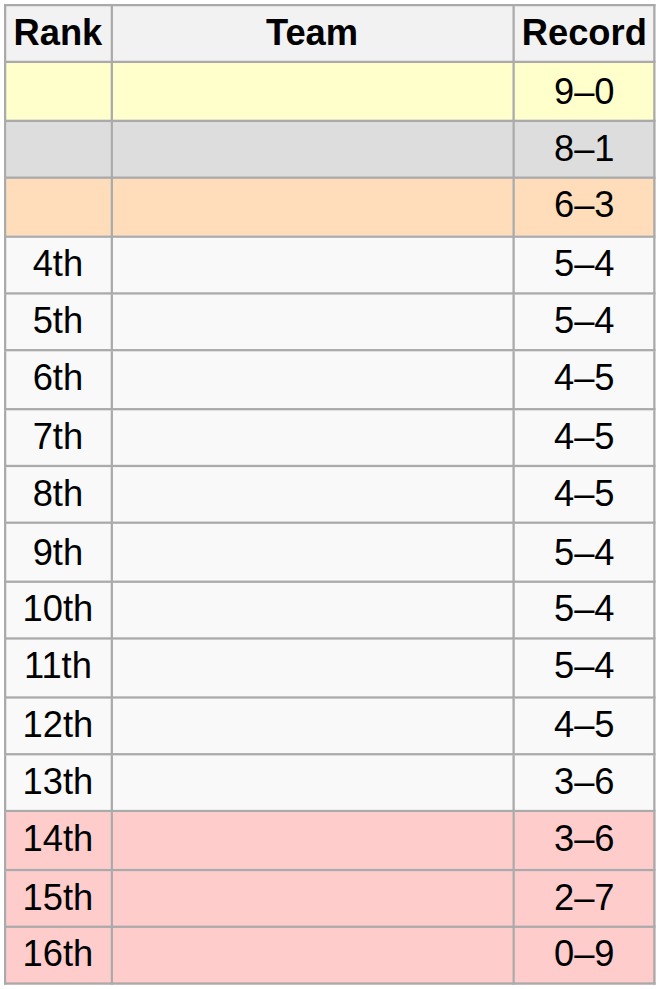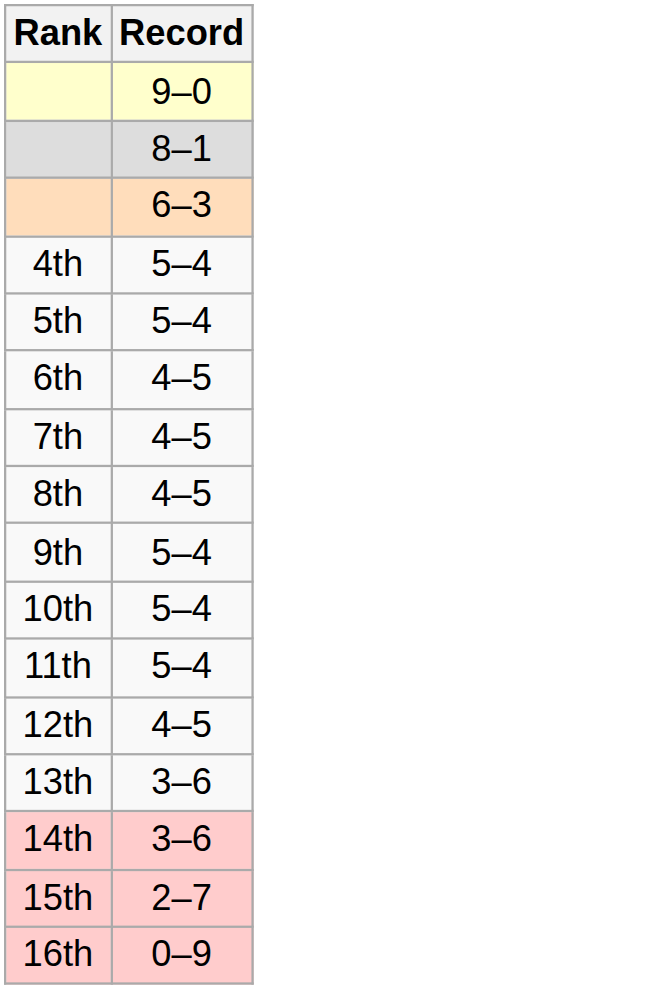- column: (312, 33)
